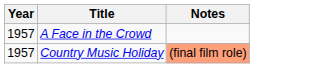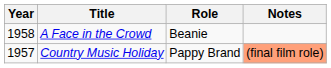+ column: (205, 14)
(21, 33) 1957 -> (21, 33) 1958
